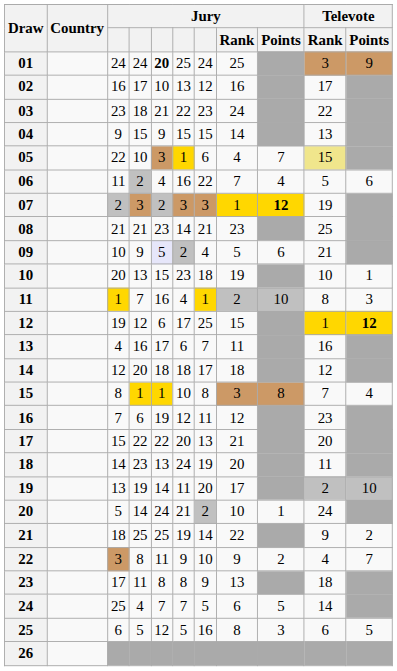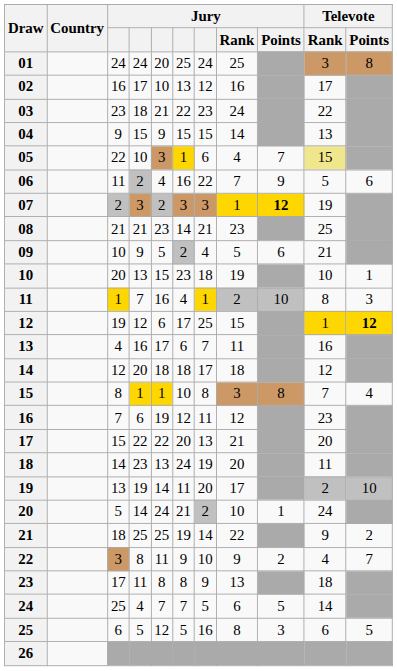(162, 63) bold -> (162, 63) normal
(369, 63) 9 -> (369, 63) 8
(281, 181) 4 -> (281, 181) 9
(162, 252) lavender background -> (162, 252) no background
